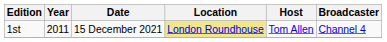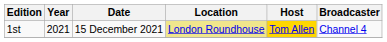(58, 29) 2011 -> (58, 29) 2021
(291, 29) no background -> (292, 29) gold background
